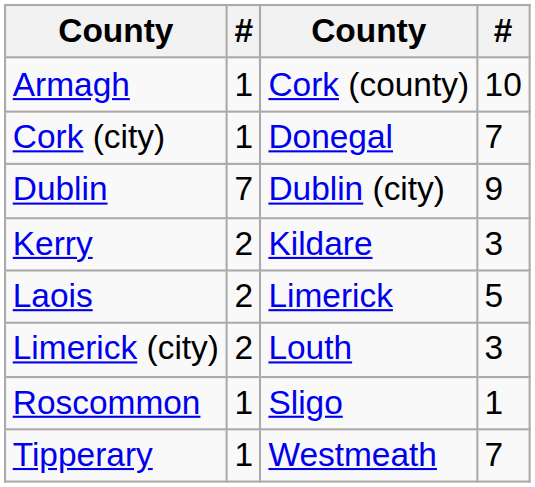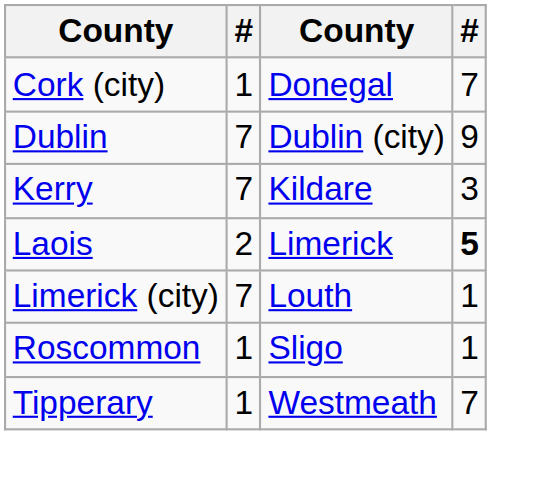- row: (71, 84)
(244, 243) 2 -> (244, 190) 7
(494, 296) normal -> (470, 243) bold
(244, 349) 2 -> (244, 296) 7
(494, 349) 3 -> (470, 296) 1
